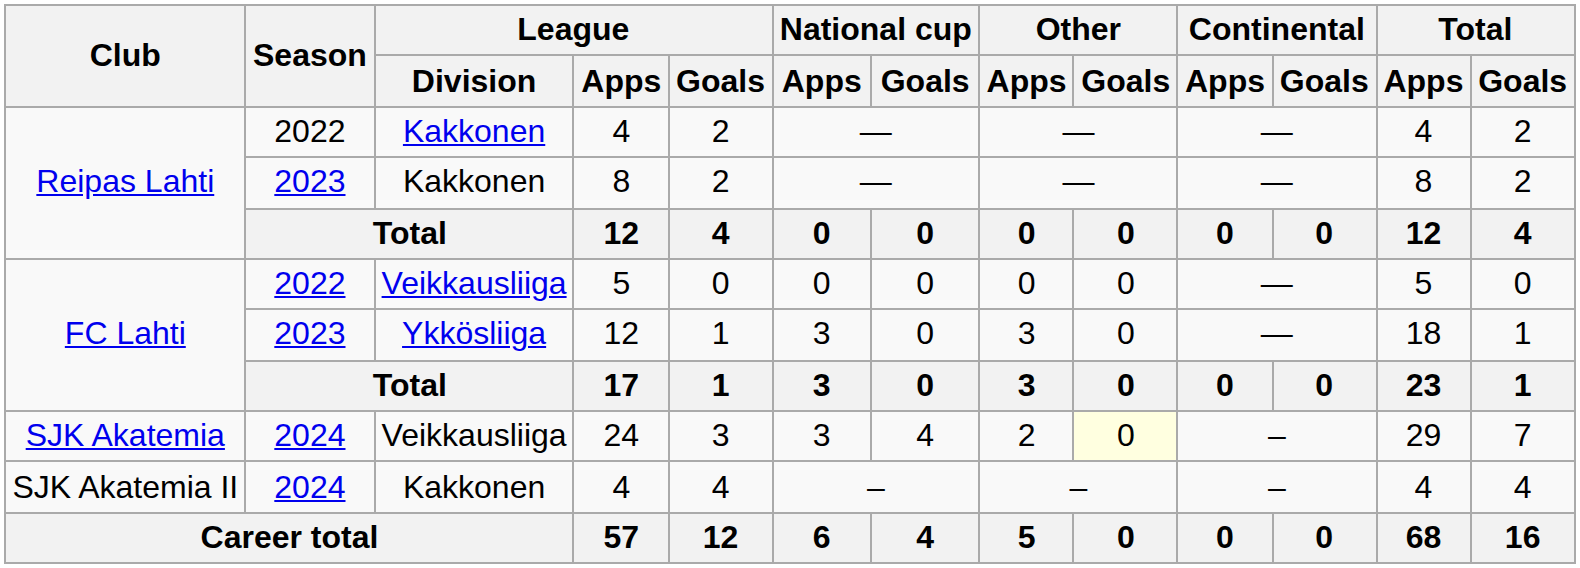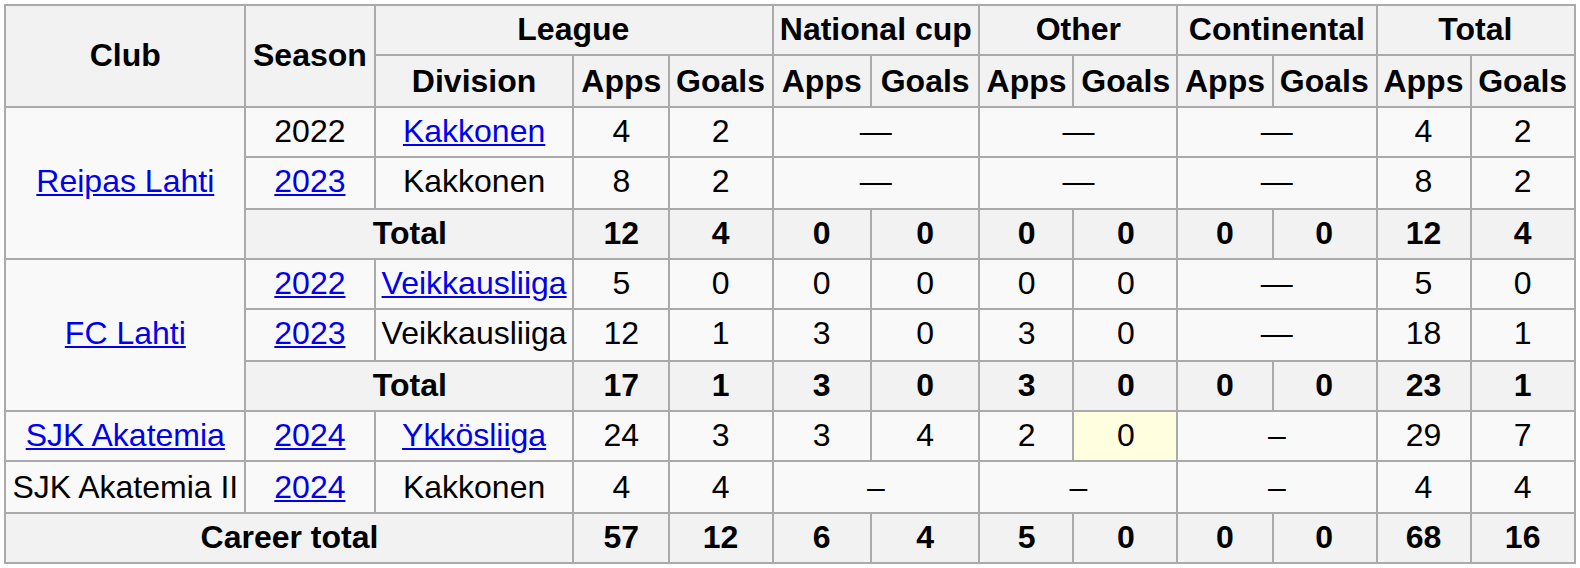(474, 334) Ykkösliiga -> (474, 334) Veikkausliiga
(474, 435) Veikkausliiga -> (474, 435) Ykkösliiga
